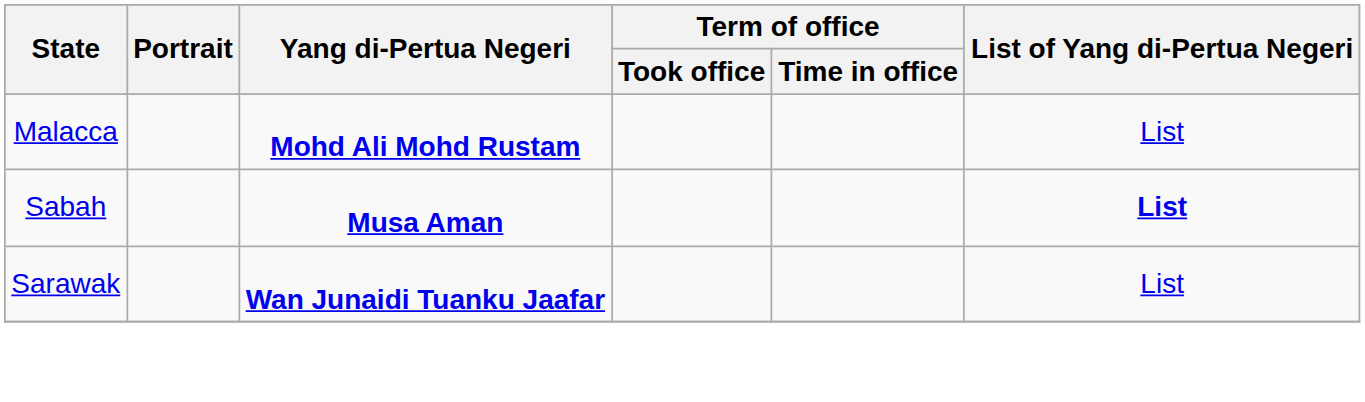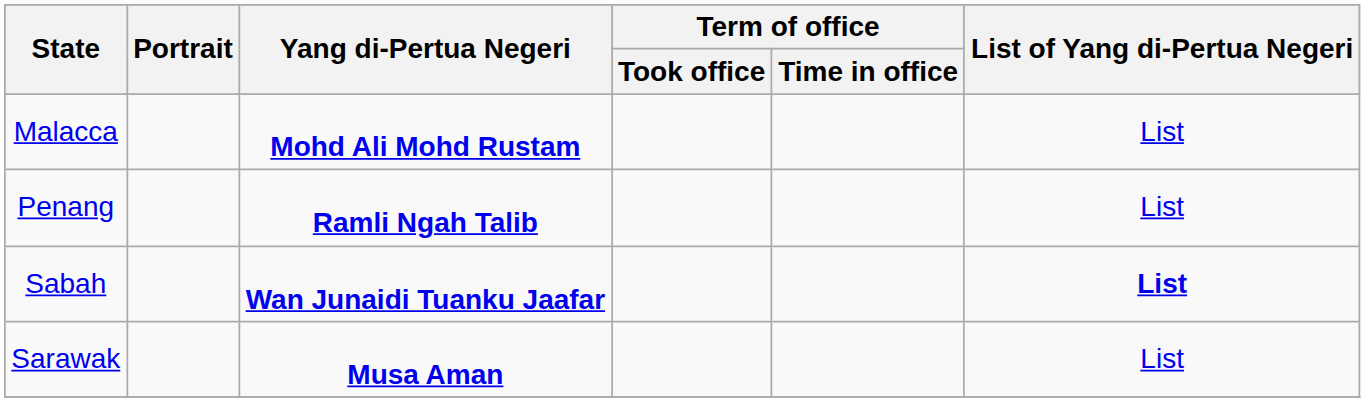+ row: (66, 207)
(425, 222) Musa Aman -> (425, 298) Wan Junaidi Tuanku Jaafar
(425, 298) Wan Junaidi Tuanku Jaafar -> (425, 374) Musa Aman
